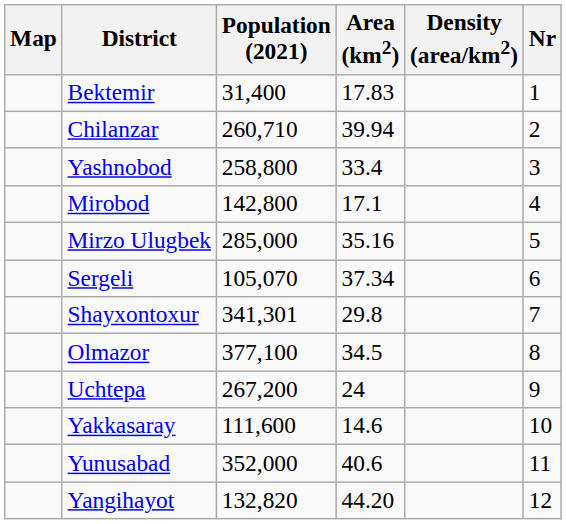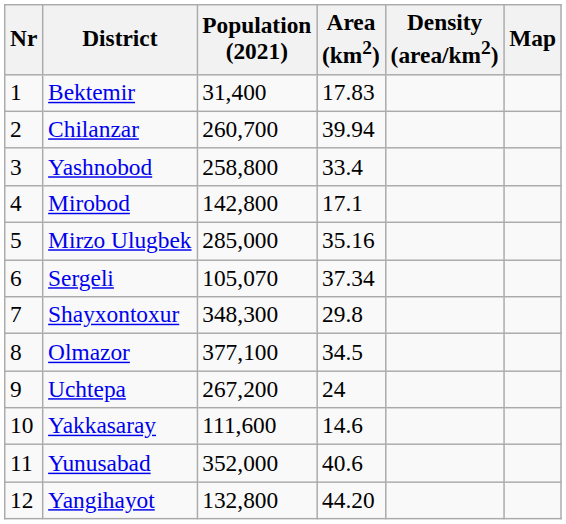columns swapped: (542, 39) <-> (33, 39)
(260, 129) 260,710 -> (240, 129) 260,700
(260, 314) 341,301 -> (240, 314) 348,300
(260, 500) 132,820 -> (240, 500) 132,800
